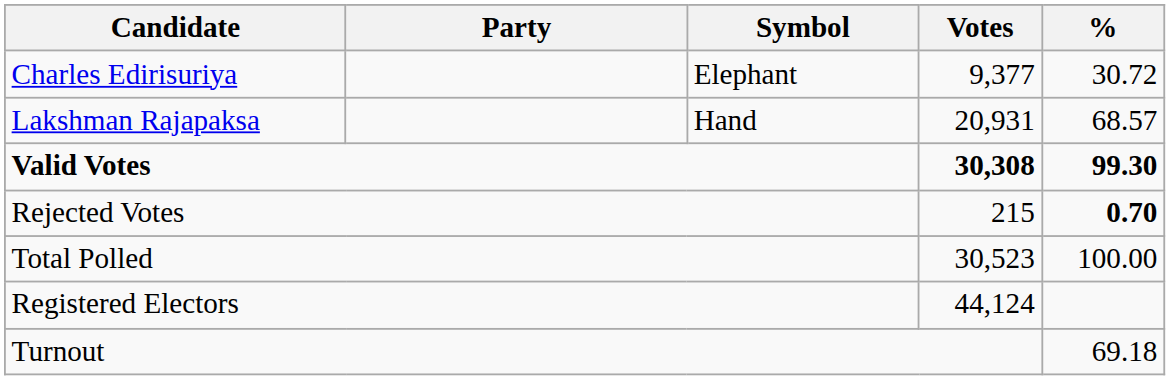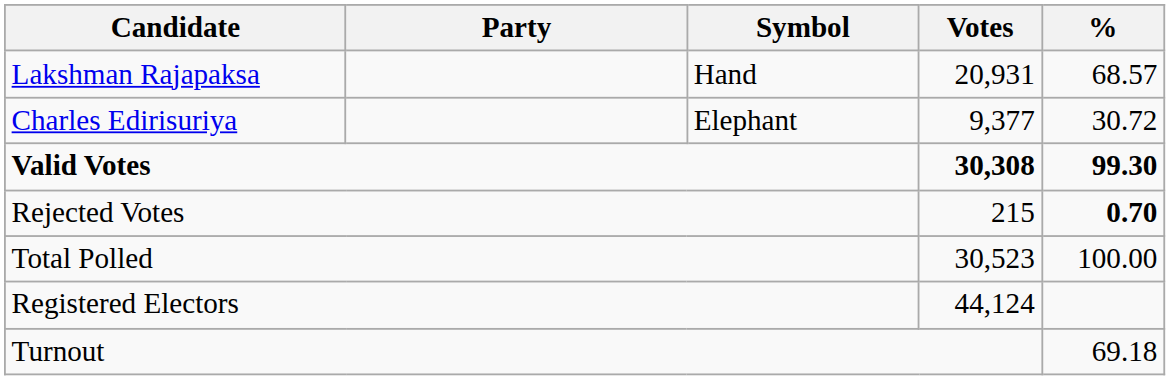rows swapped: (136, 119) <-> (124, 73)
